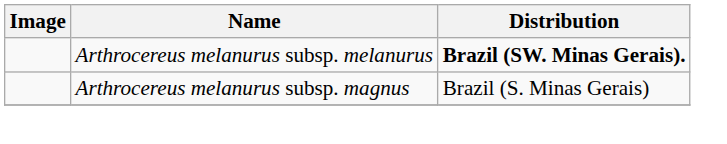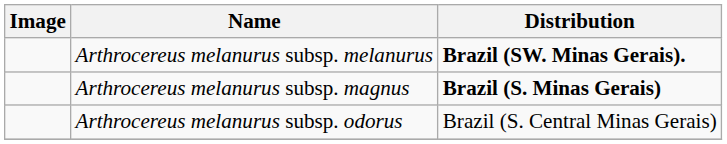(546, 88) normal -> (552, 88) bold
+ row: (239, 121)
